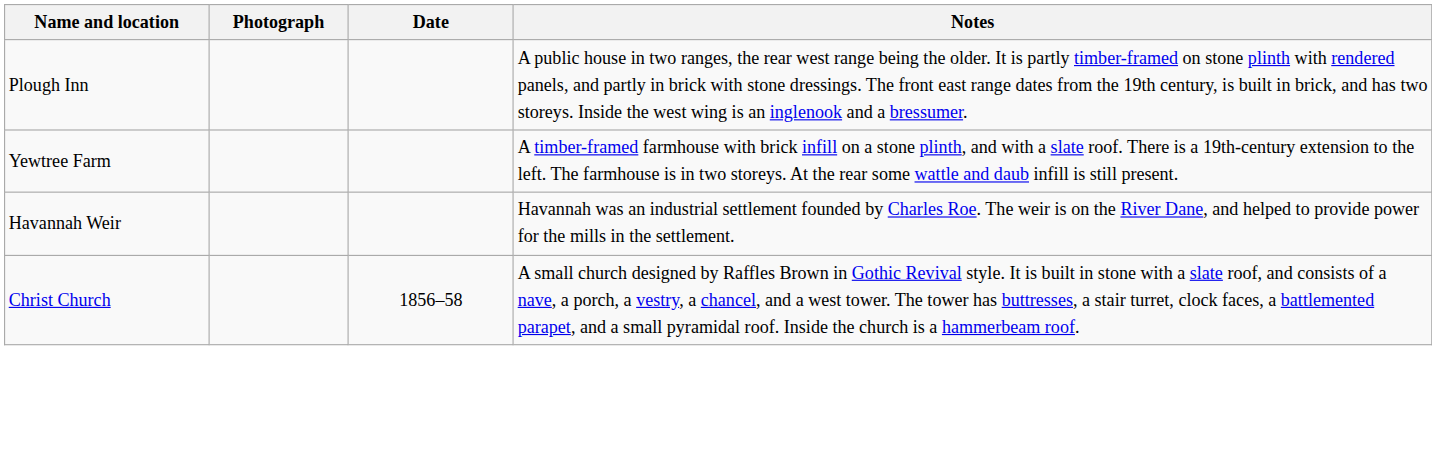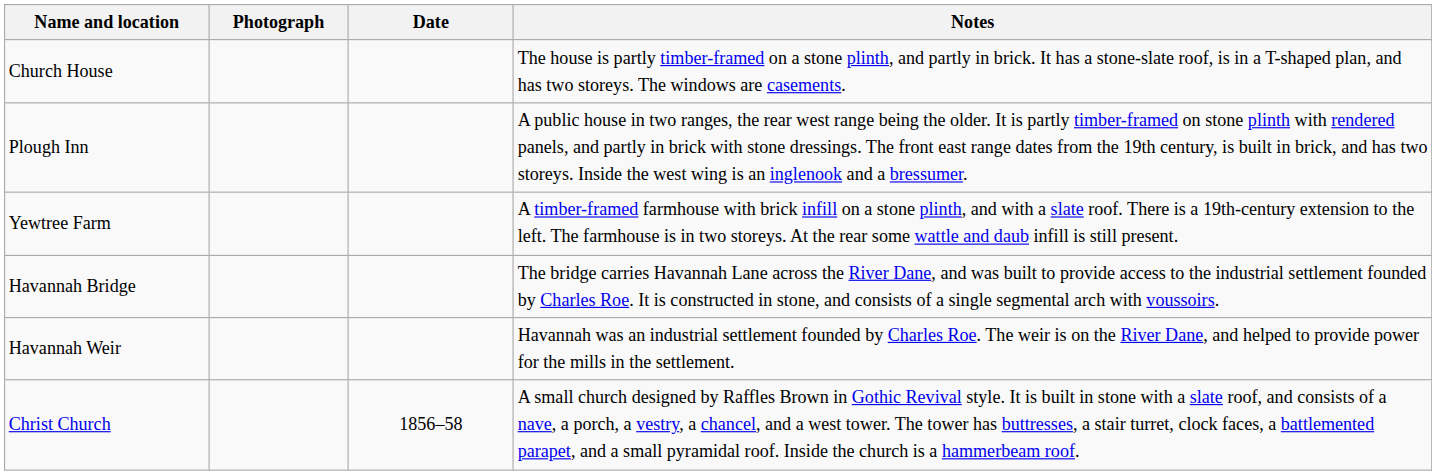+ row: (61, 71)
+ row: (72, 286)
